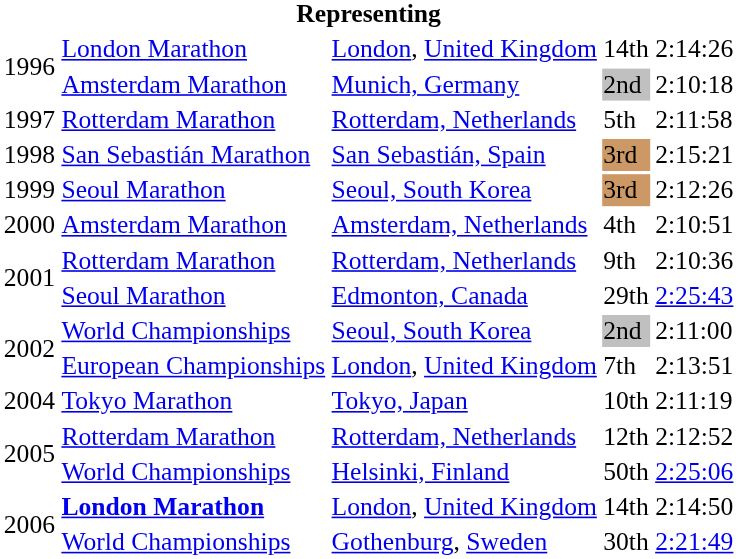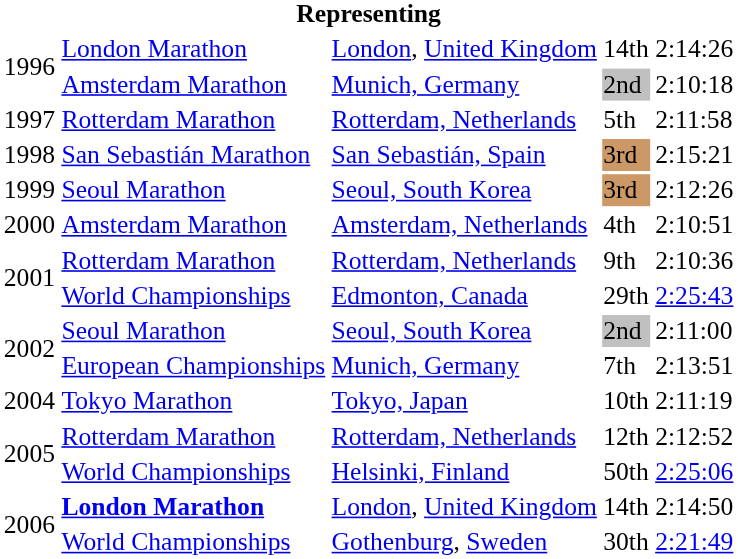(144, 295) Seoul Marathon -> (176, 295) World Championships
(176, 330) World Championships -> (144, 330) Seoul Marathon
(464, 365) London, United Kingdom -> (425, 365) Munich, Germany
